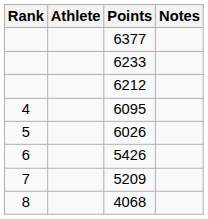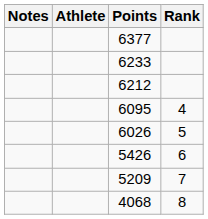columns swapped: (26, 16) <-> (180, 16)
